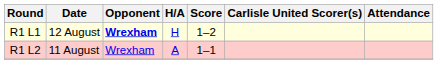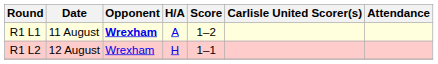(74, 31) 12 August -> (74, 31) 11 August
(175, 31) H -> (175, 31) A
(74, 50) 11 August -> (74, 50) 12 August
(175, 50) A -> (175, 50) H
